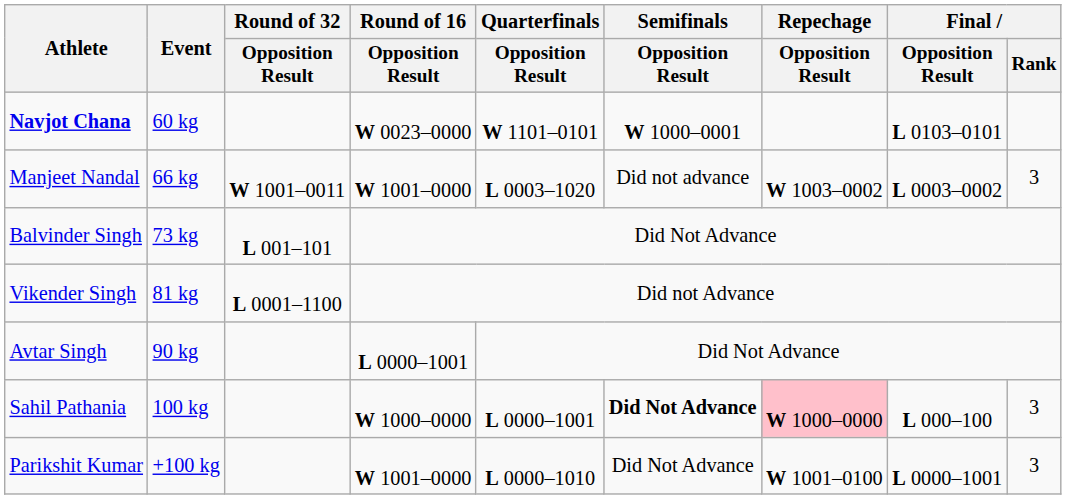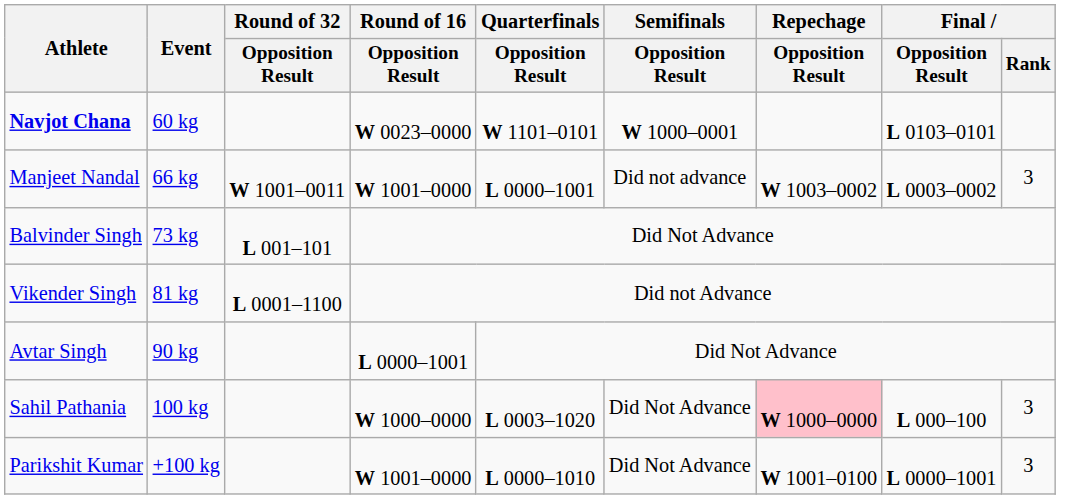(540, 190) L 0003–1020 -> (540, 190) L 0000–1001
(540, 420) L 0000–1001 -> (540, 420) L 0003–1020
(683, 408) bold -> (680, 408) normal
